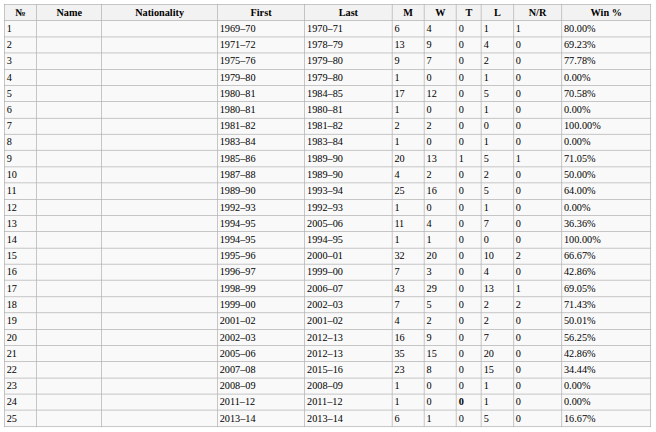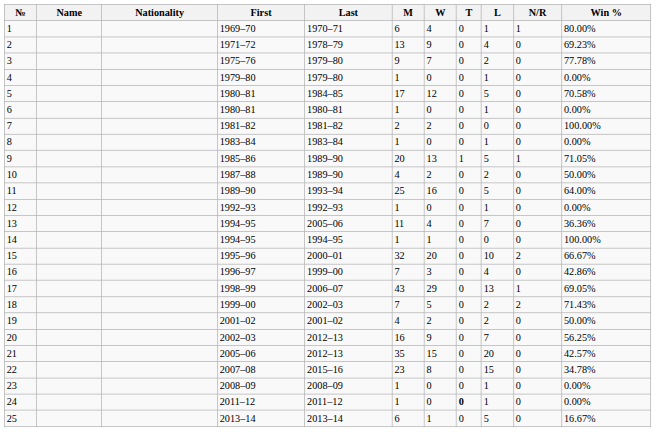(580, 321) 50.01% -> (580, 321) 50.00%
(580, 353) 42.86% -> (580, 353) 42.57%
(580, 369) 34.44% -> (580, 369) 34.78%
